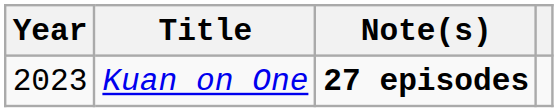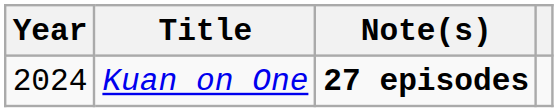(50, 81) 2023 -> (50, 81) 2024
